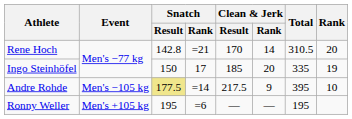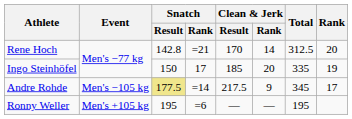(301, 50) 310.5 -> (301, 50) 312.5
(301, 87) 395 -> (301, 87) 345
(332, 87) 10 -> (332, 87) 17
